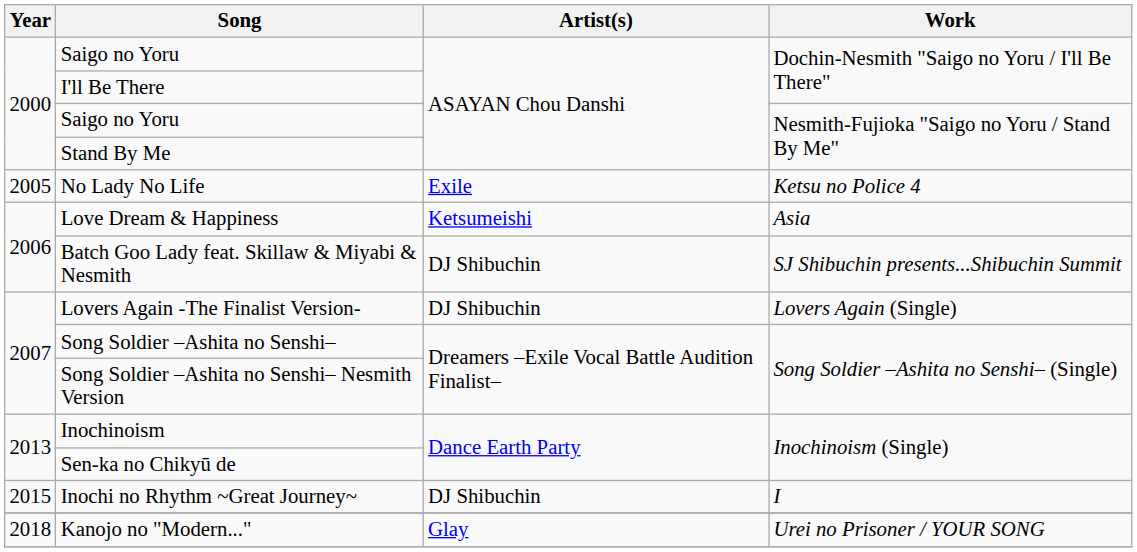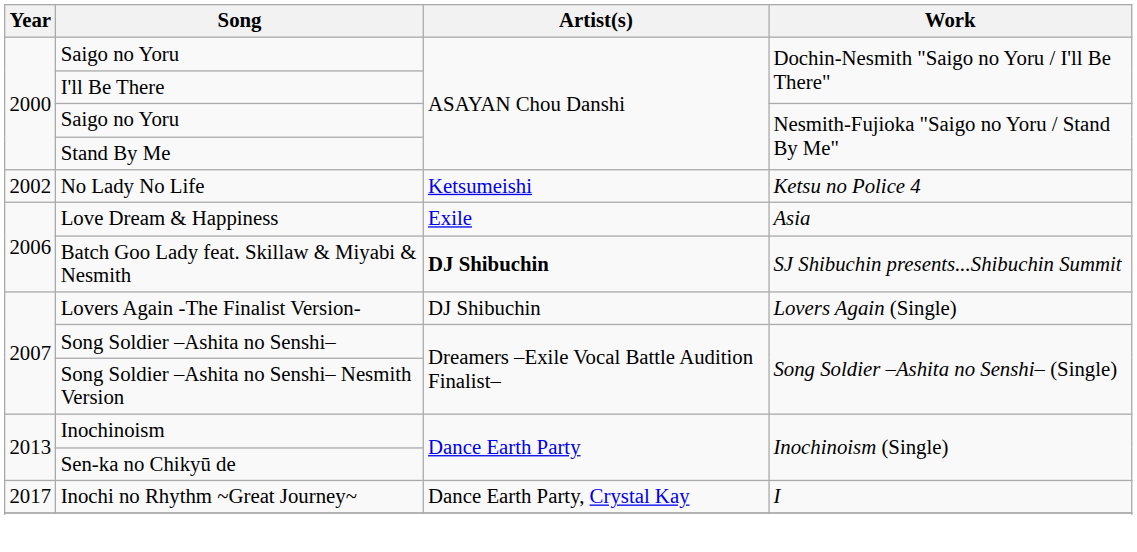(30, 185) 2005 -> (30, 185) 2002
(450, 185) Exile -> (480, 185) Ketsumeishi
(480, 218) Ketsumeishi -> (450, 218) Exile
(484, 263) normal -> (488, 263) bold
(30, 496) 2015 -> (30, 496) 2017
(484, 496) DJ Shibuchin -> (559, 496) Dance Earth Party, Crystal Kay
- row: (156, 529)
